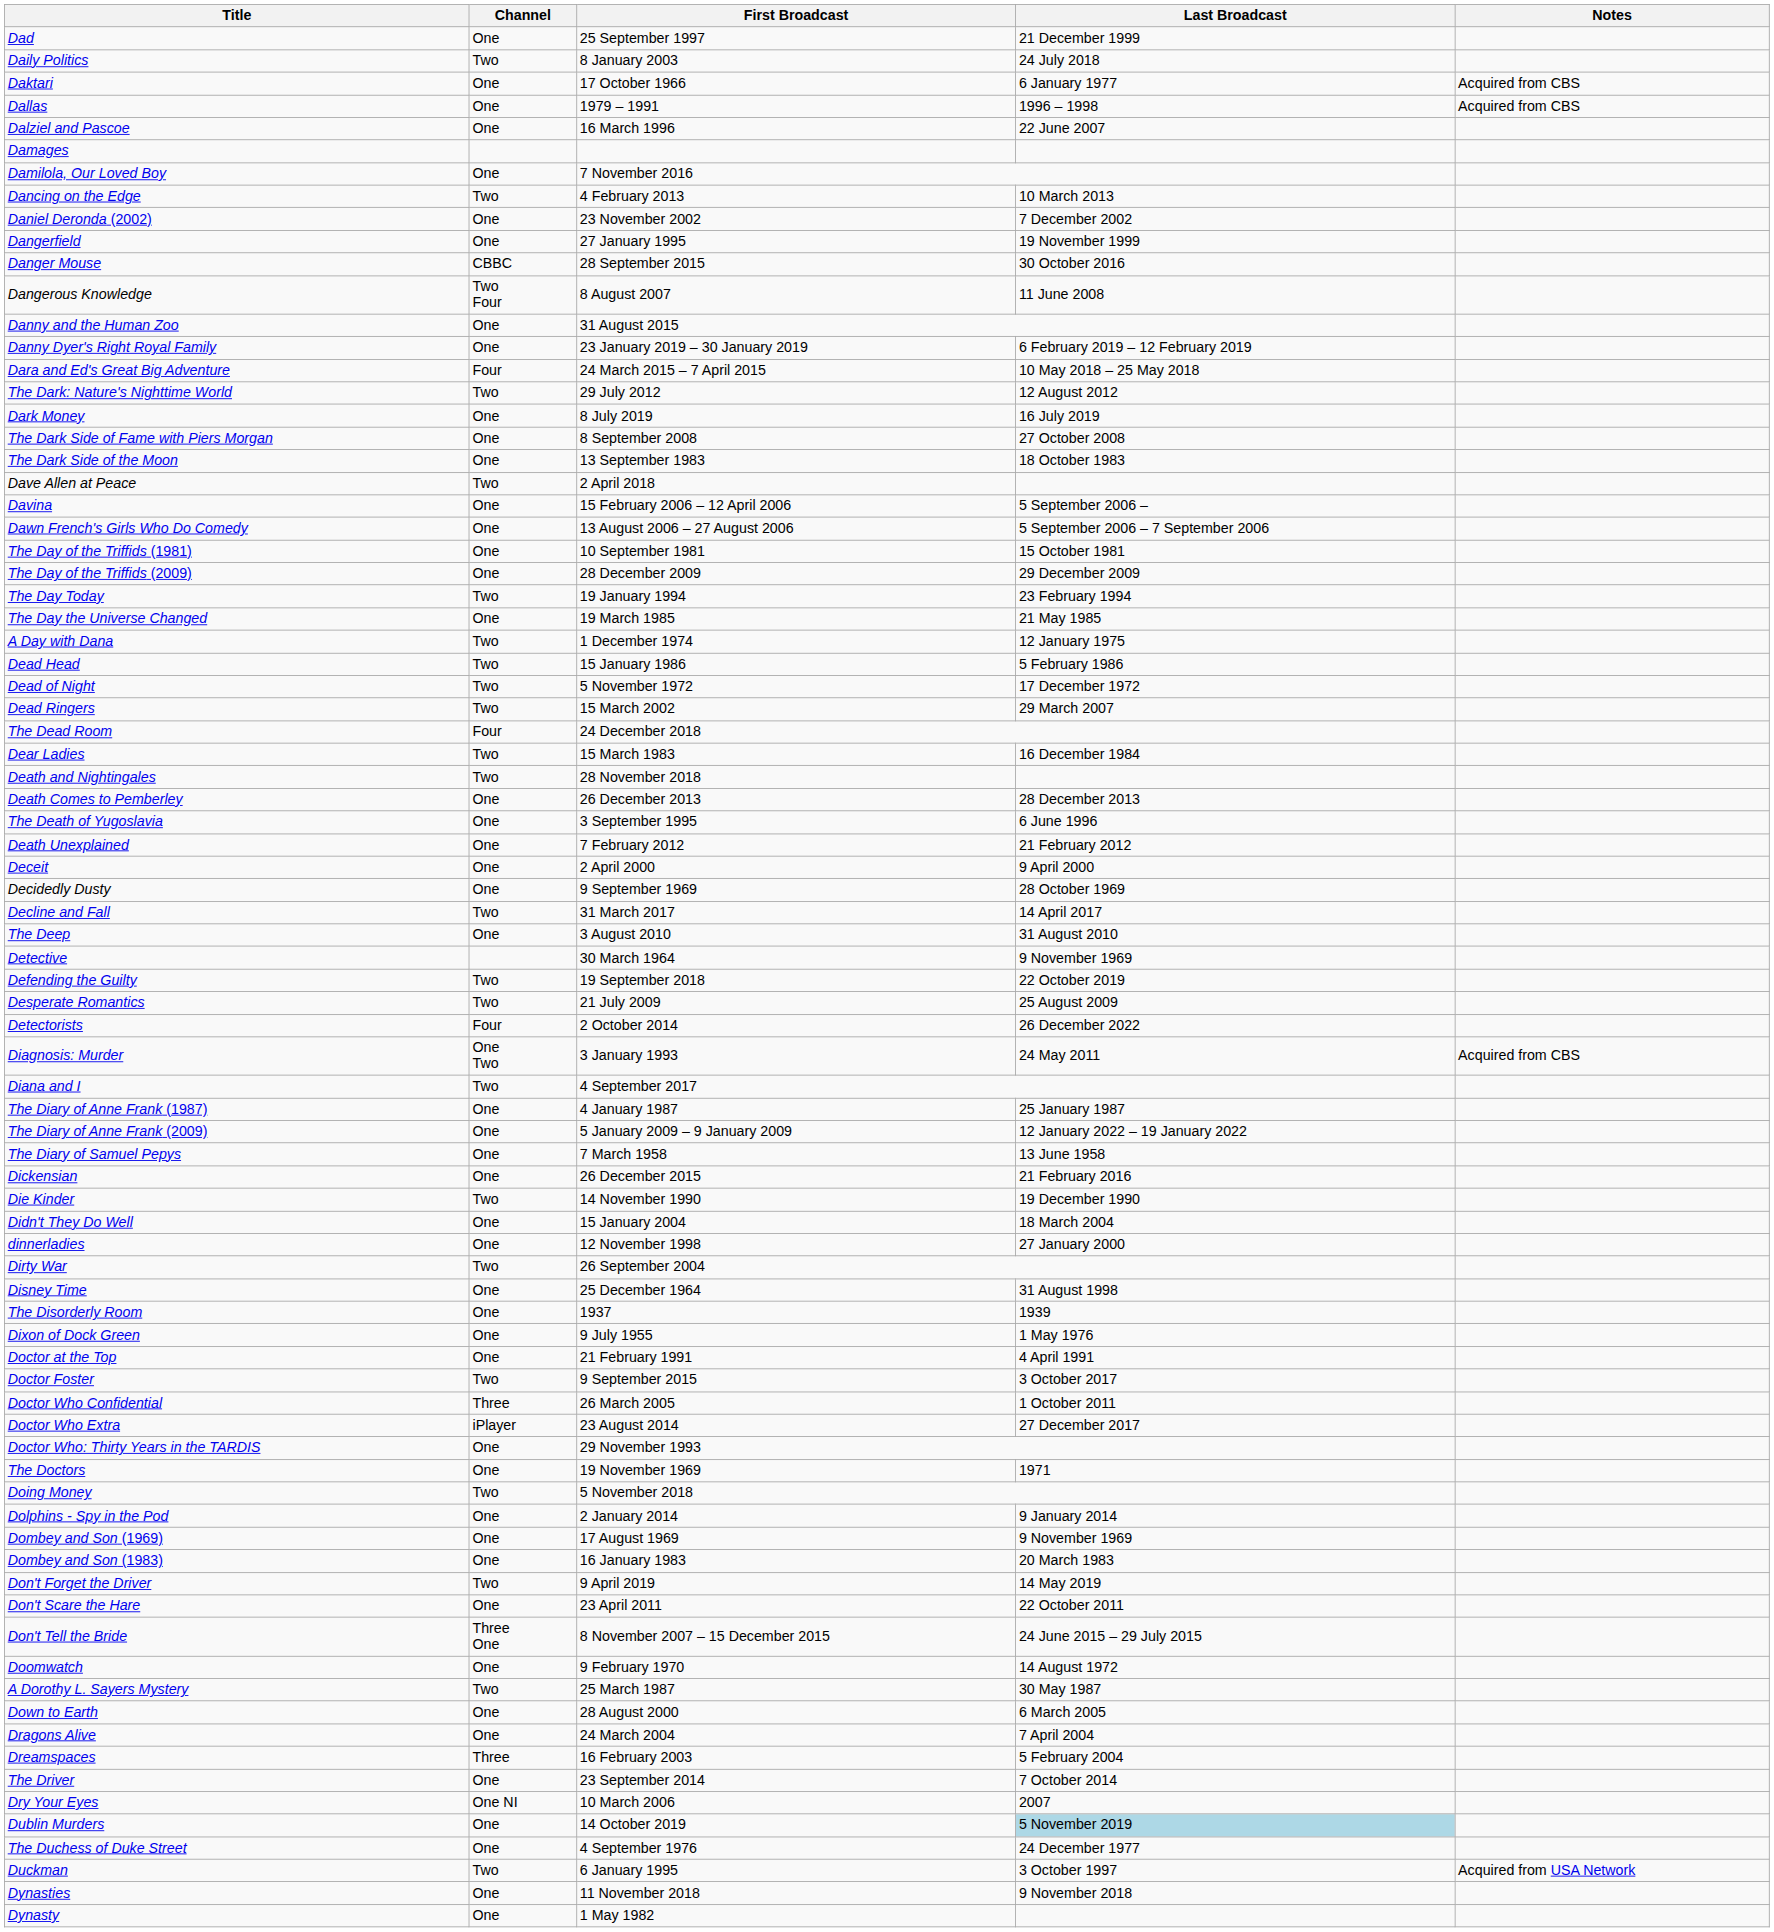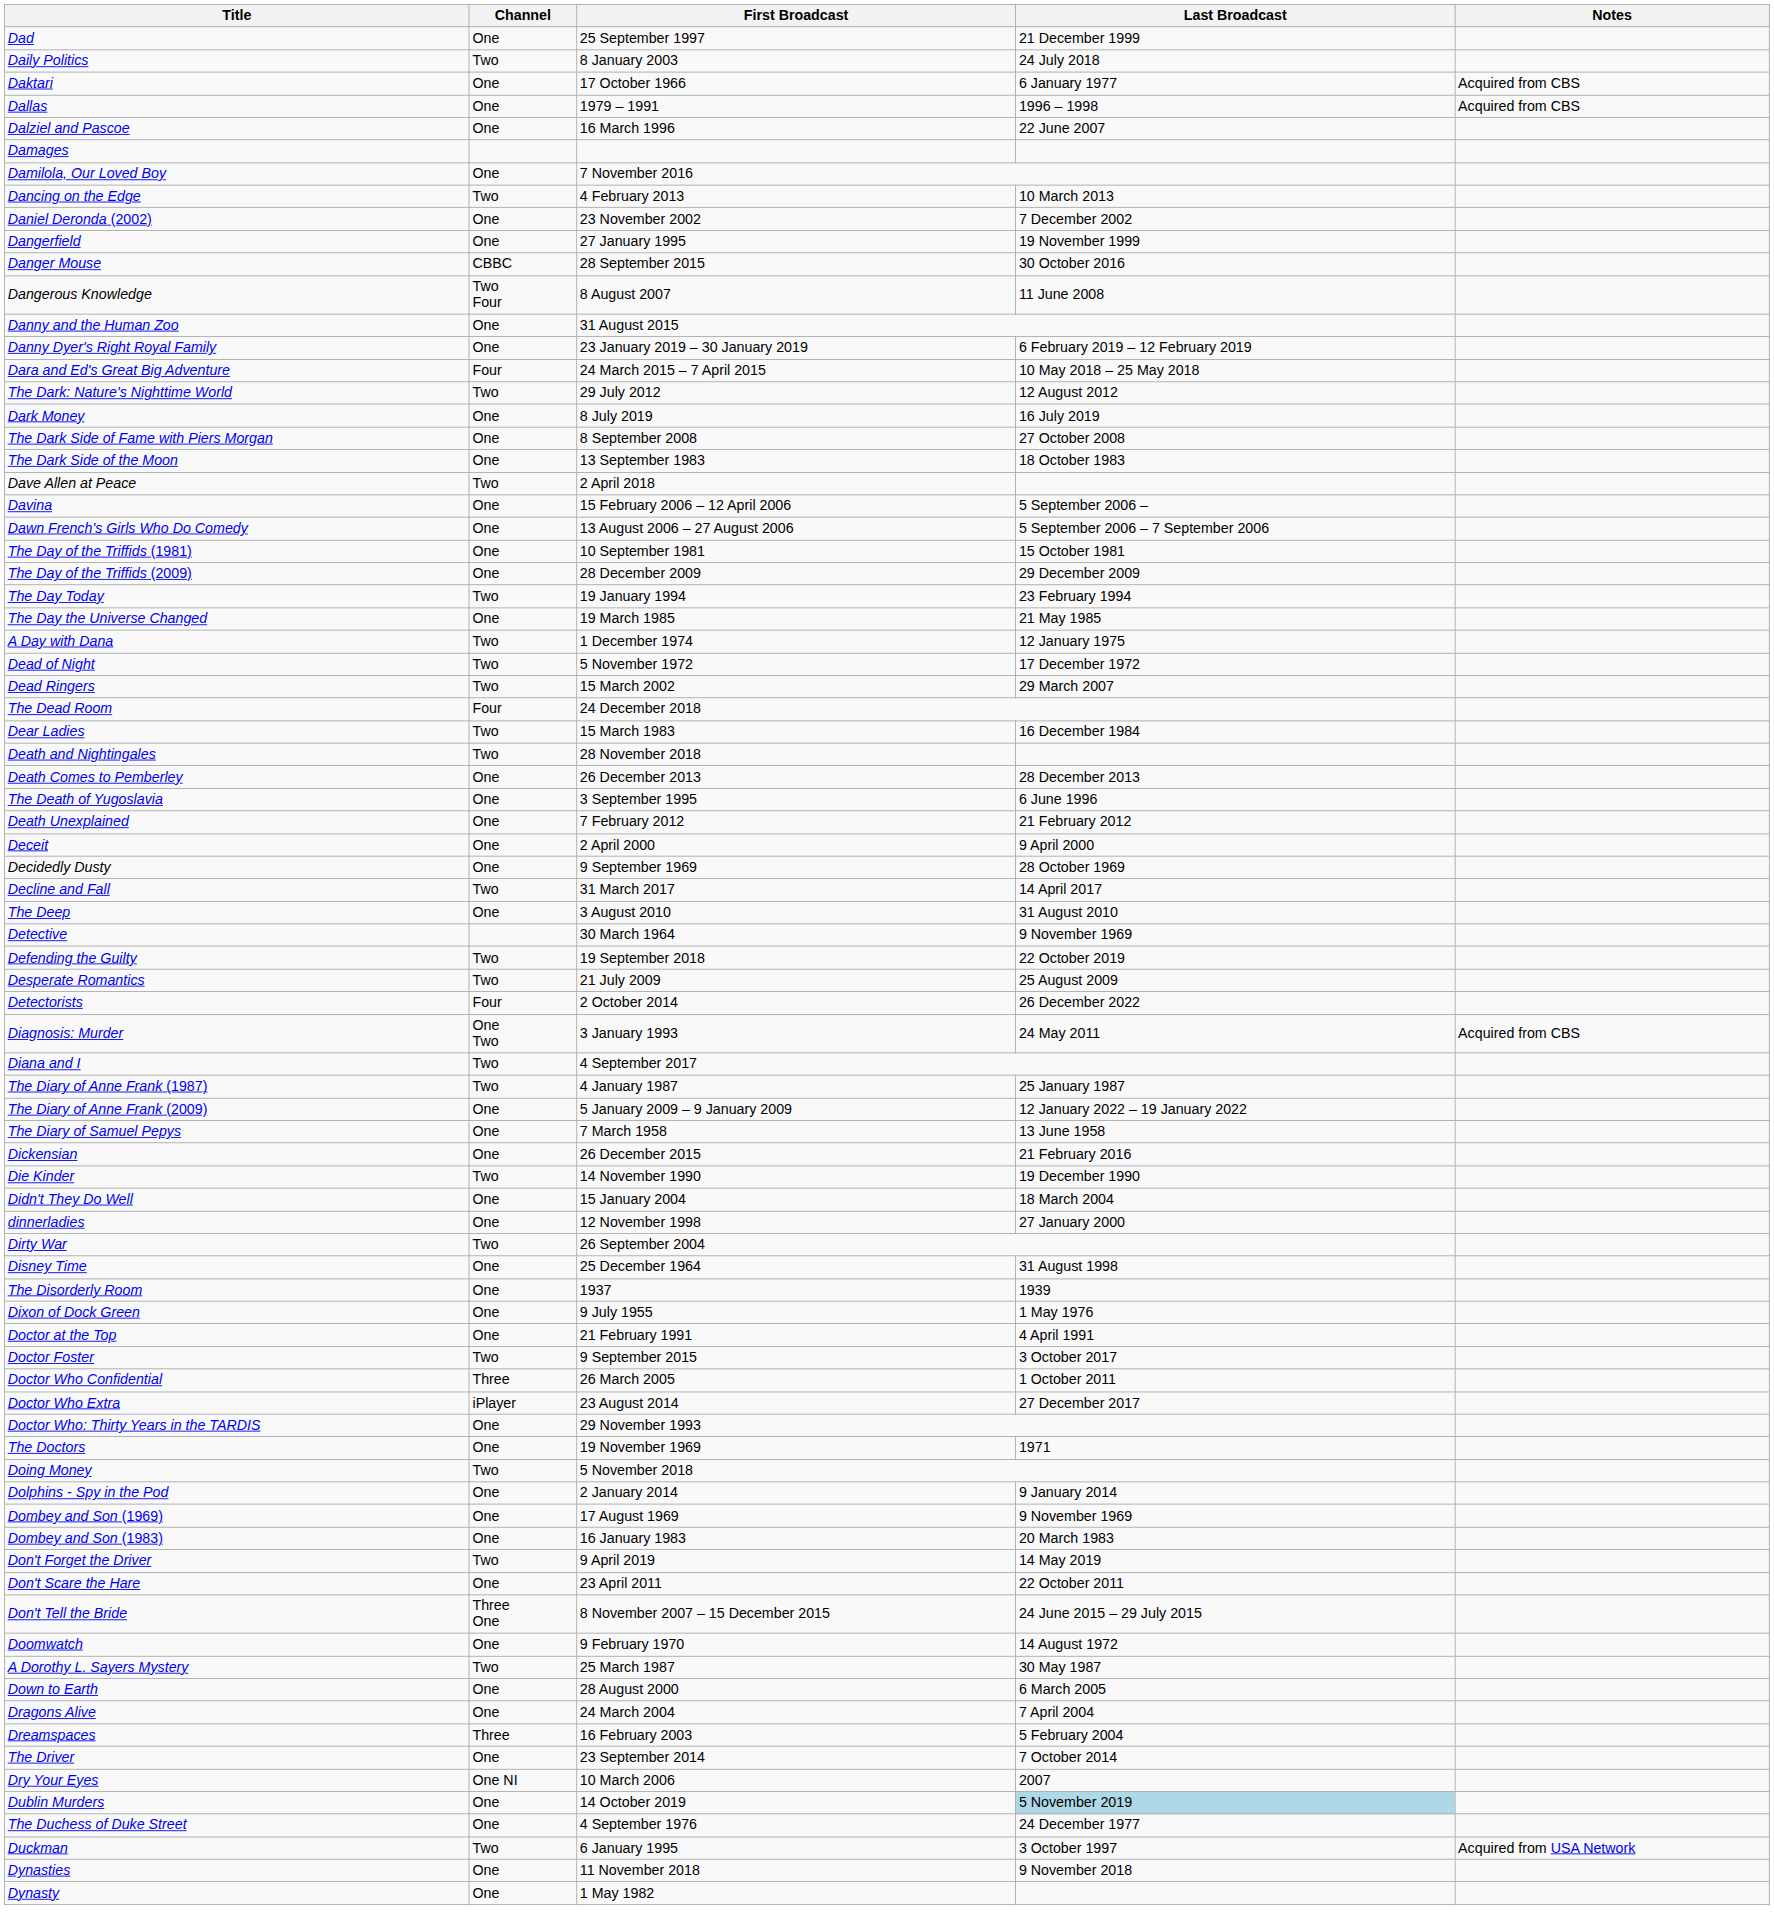- row: (44, 664)
(486, 1109) One -> (486, 1086) Two
